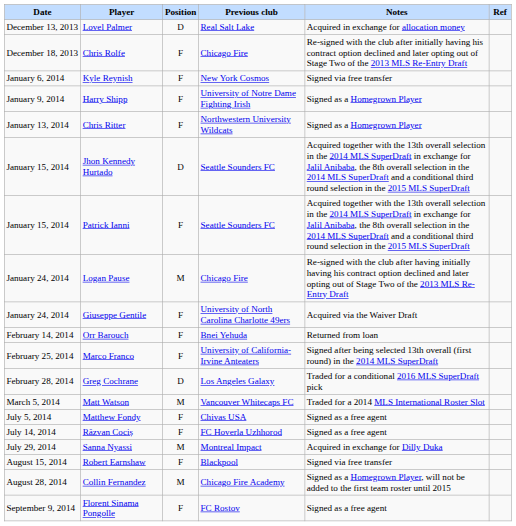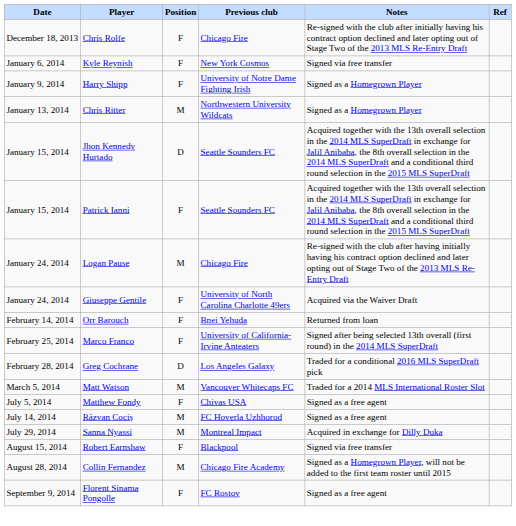- row: (107, 27)
(181, 125) F -> (181, 110) M
(181, 432) F -> (181, 417) M
